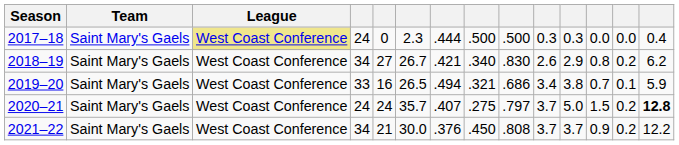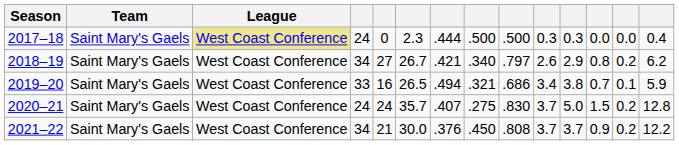(516, 61) .830 -> (516, 61) .797
(516, 106) .797 -> (516, 106) .830
(657, 106) bold -> (657, 106) normal
